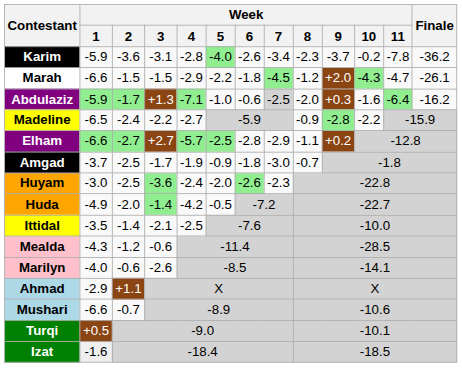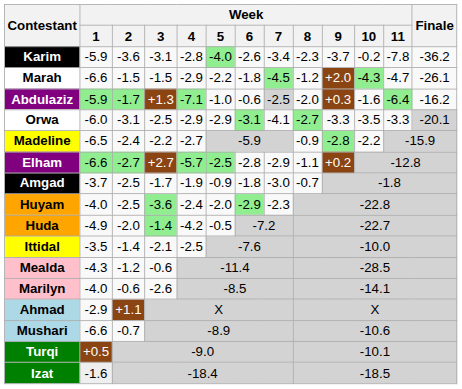+ row: (42, 120)
(96, 183) -3.0 -> (96, 204) -4.0
(249, 183) -2.6 -> (249, 204) -2.9
